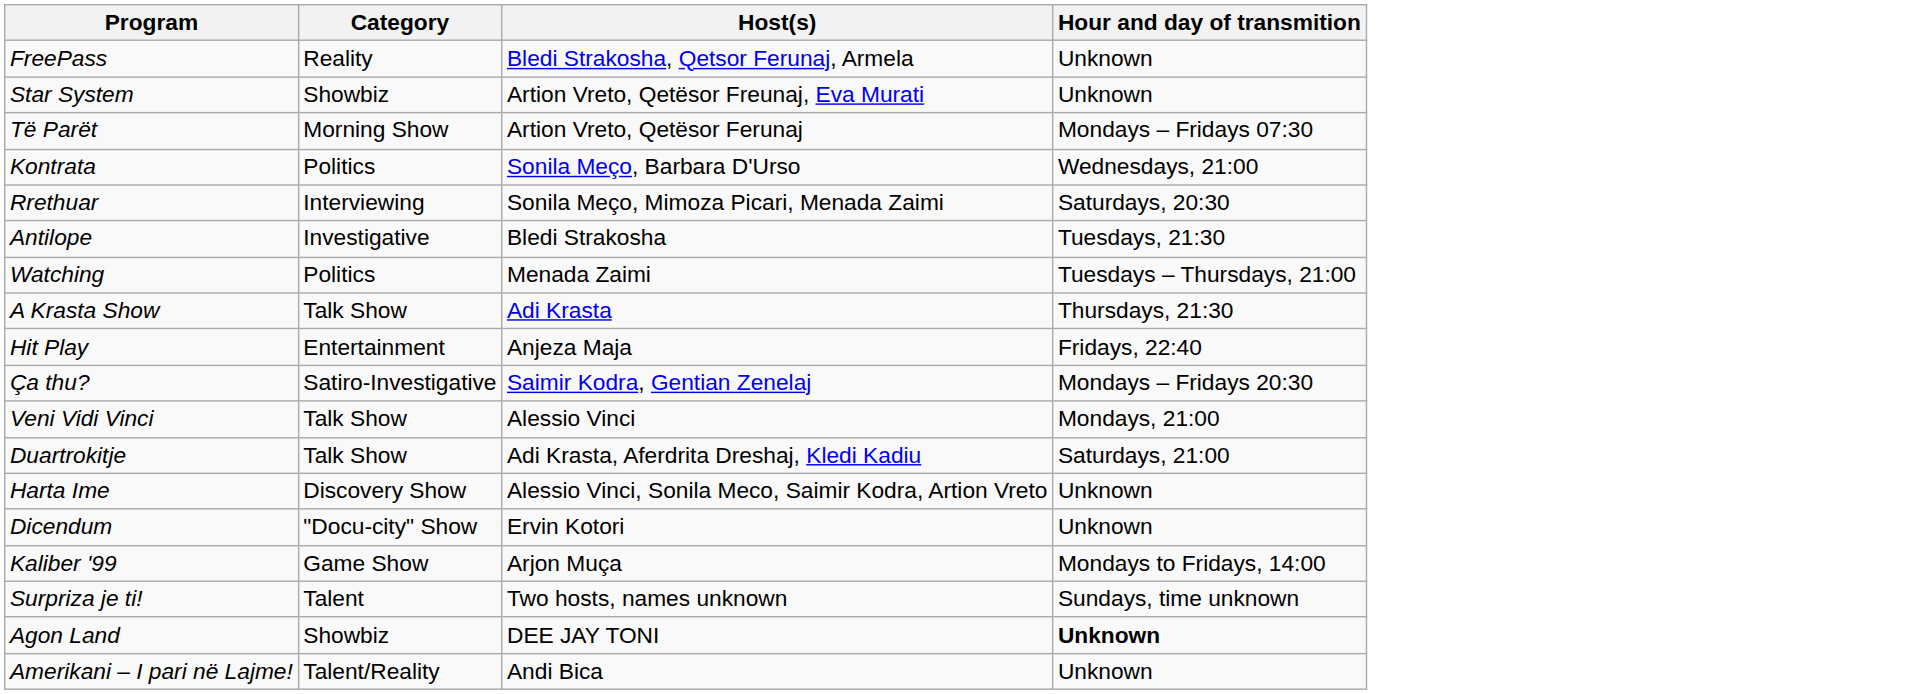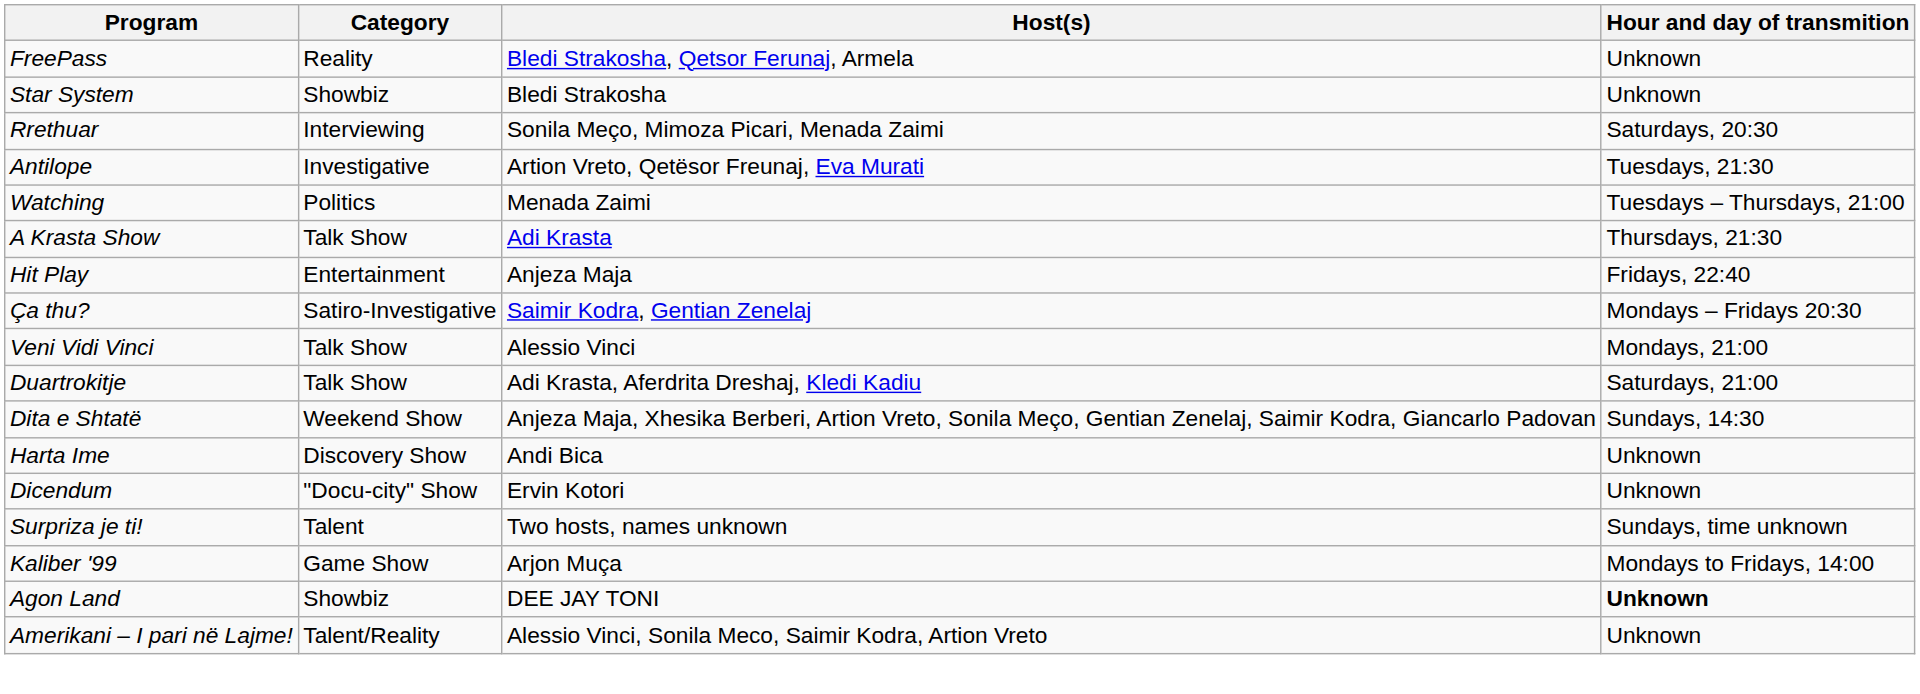(716, 94) Artion Vreto, Qetësor Freunaj, Eva Murati -> (587, 94) Bledi Strakosha
- row: (54, 130)
- row: (53, 166)
(587, 238) Bledi Strakosha -> (716, 166) Artion Vreto, Qetësor Freunaj, Eva Murati
+ row: (76, 418)
(777, 490) Alessio Vinci, Sonila Meco, Saimir Kodra, Artion Vreto -> (555, 454) Andi Bica
rows swapped: (63, 563) <-> (76, 599)
(555, 671) Andi Bica -> (777, 635) Alessio Vinci, Sonila Meco, Saimir Kodra, Artion Vreto
